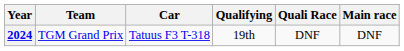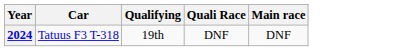- column: (81, 15)
